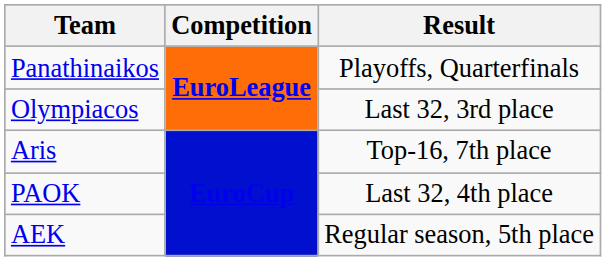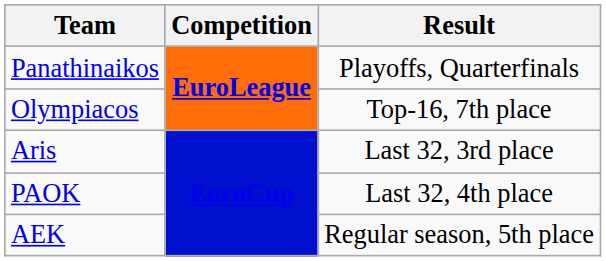(459, 109) Last 32, 3rd place -> (459, 109) Top-16, 7th place
(459, 151) Top-16, 7th place -> (459, 151) Last 32, 3rd place
